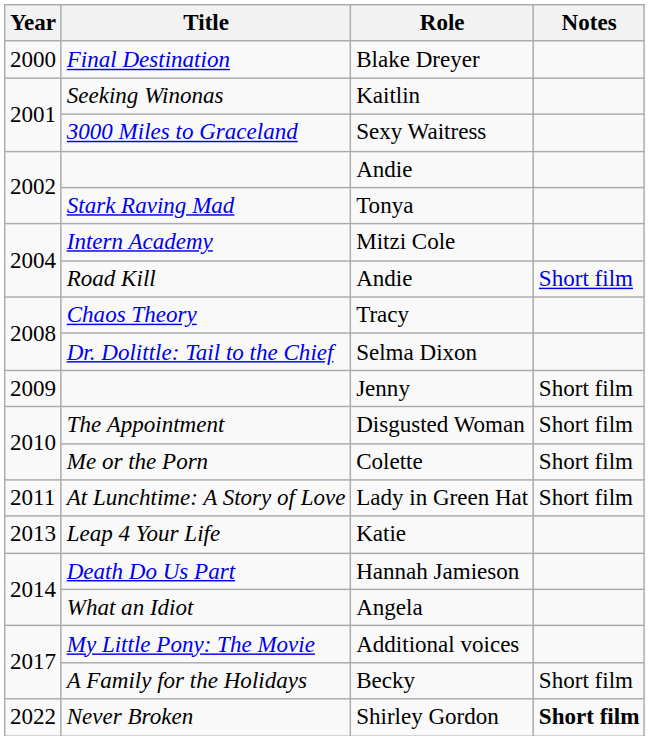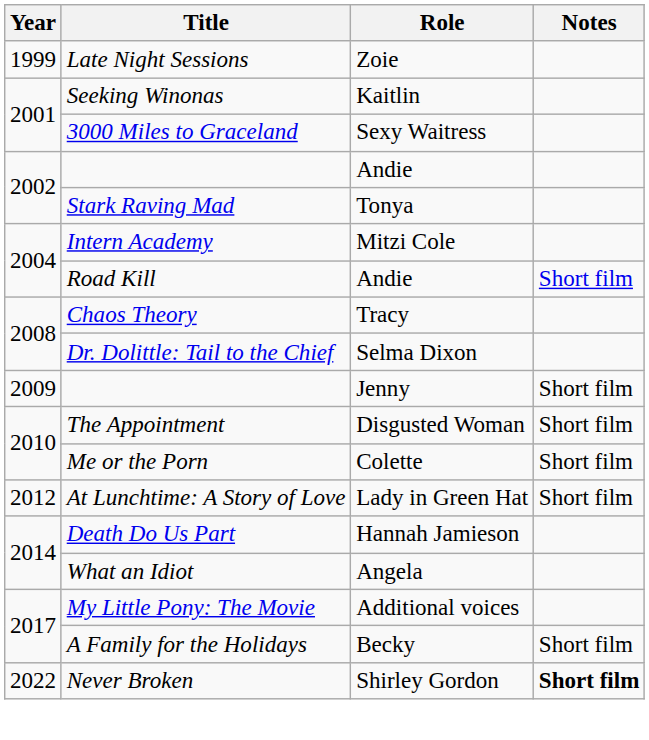+ row: (158, 59)
- row: (148, 59)
(33, 497) 2011 -> (33, 497) 2012
- row: (143, 534)
